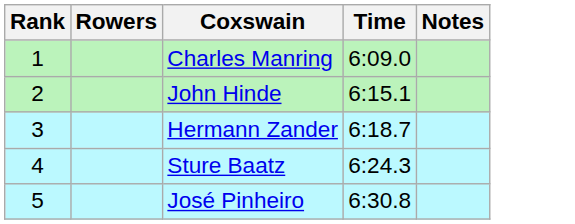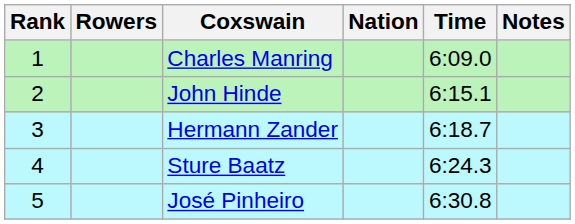+ column: (383, 22)
